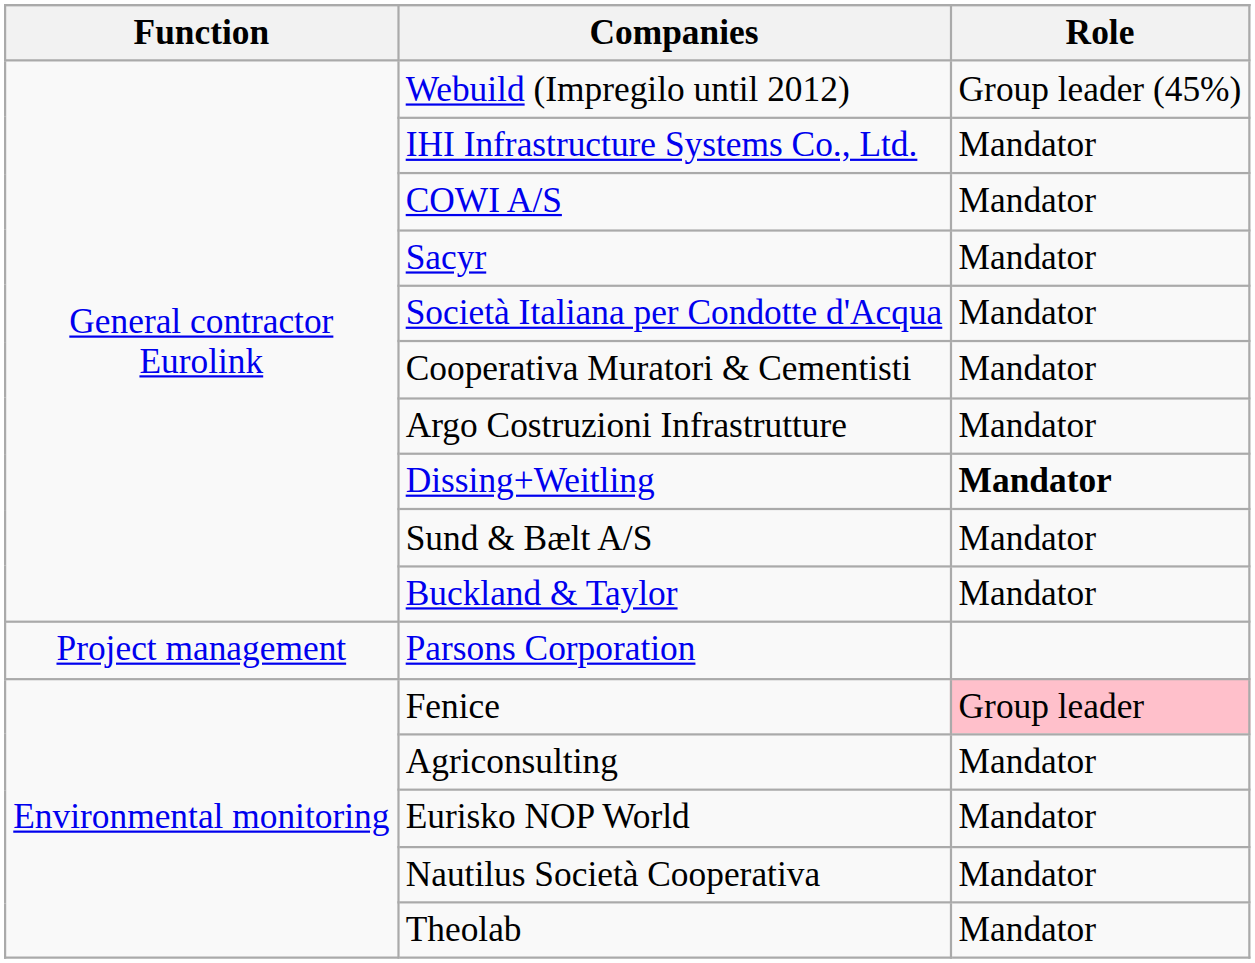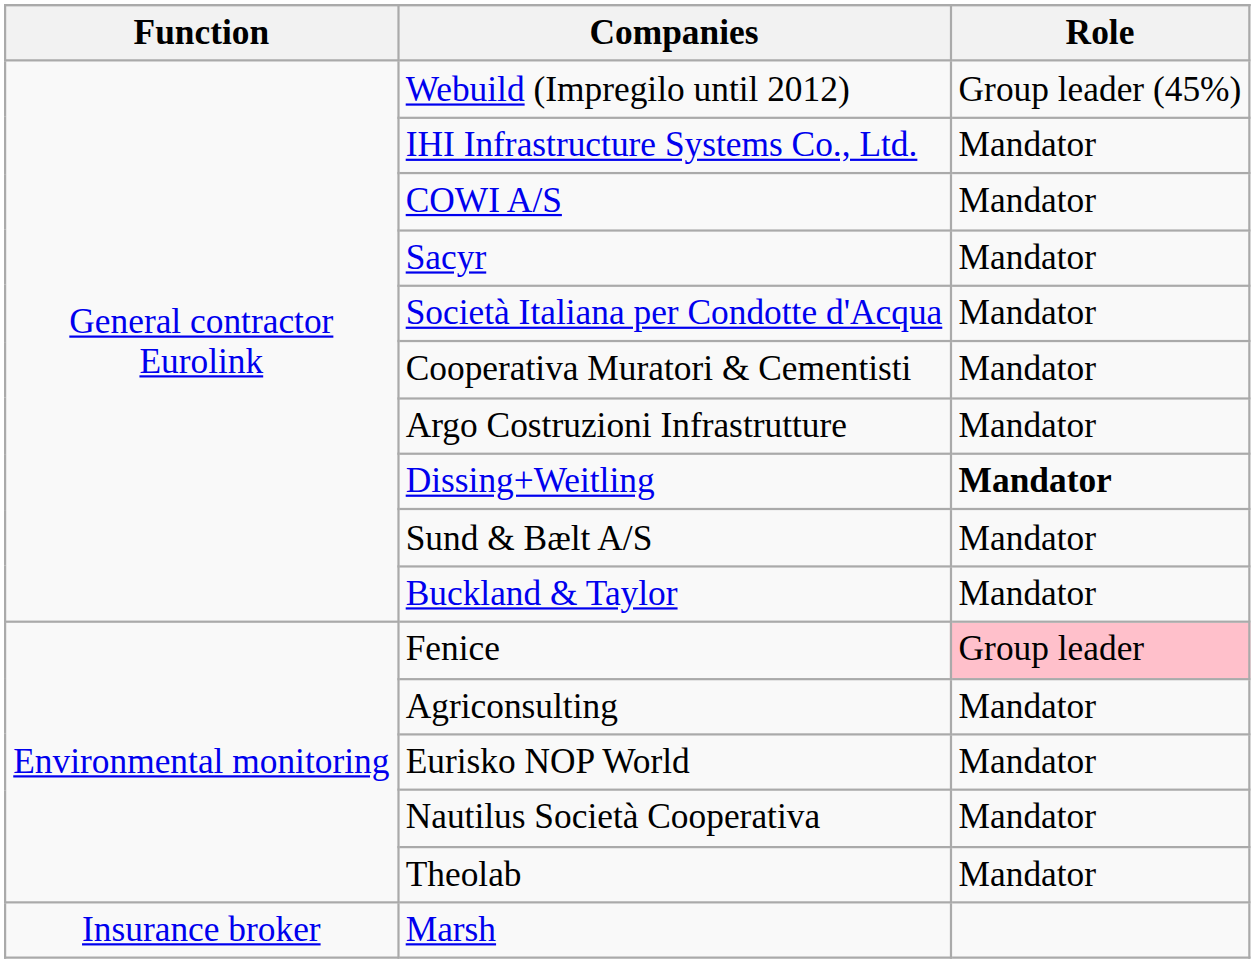- row: (551, 649)
+ row: (451, 929)
